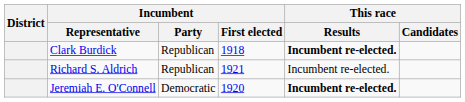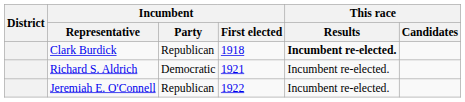(188, 69) Republican -> (188, 69) Democratic
(188, 87) Democratic -> (188, 87) Republican
(233, 87) 1920 -> (233, 87) 1922
(342, 87) bold -> (338, 87) normal
